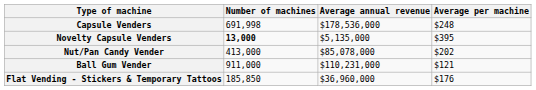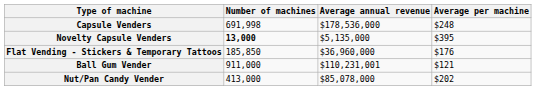rows swapped: (114, 52) <-> (114, 79)
(350, 65) $110,231,000 -> (350, 65) $110,231,001
